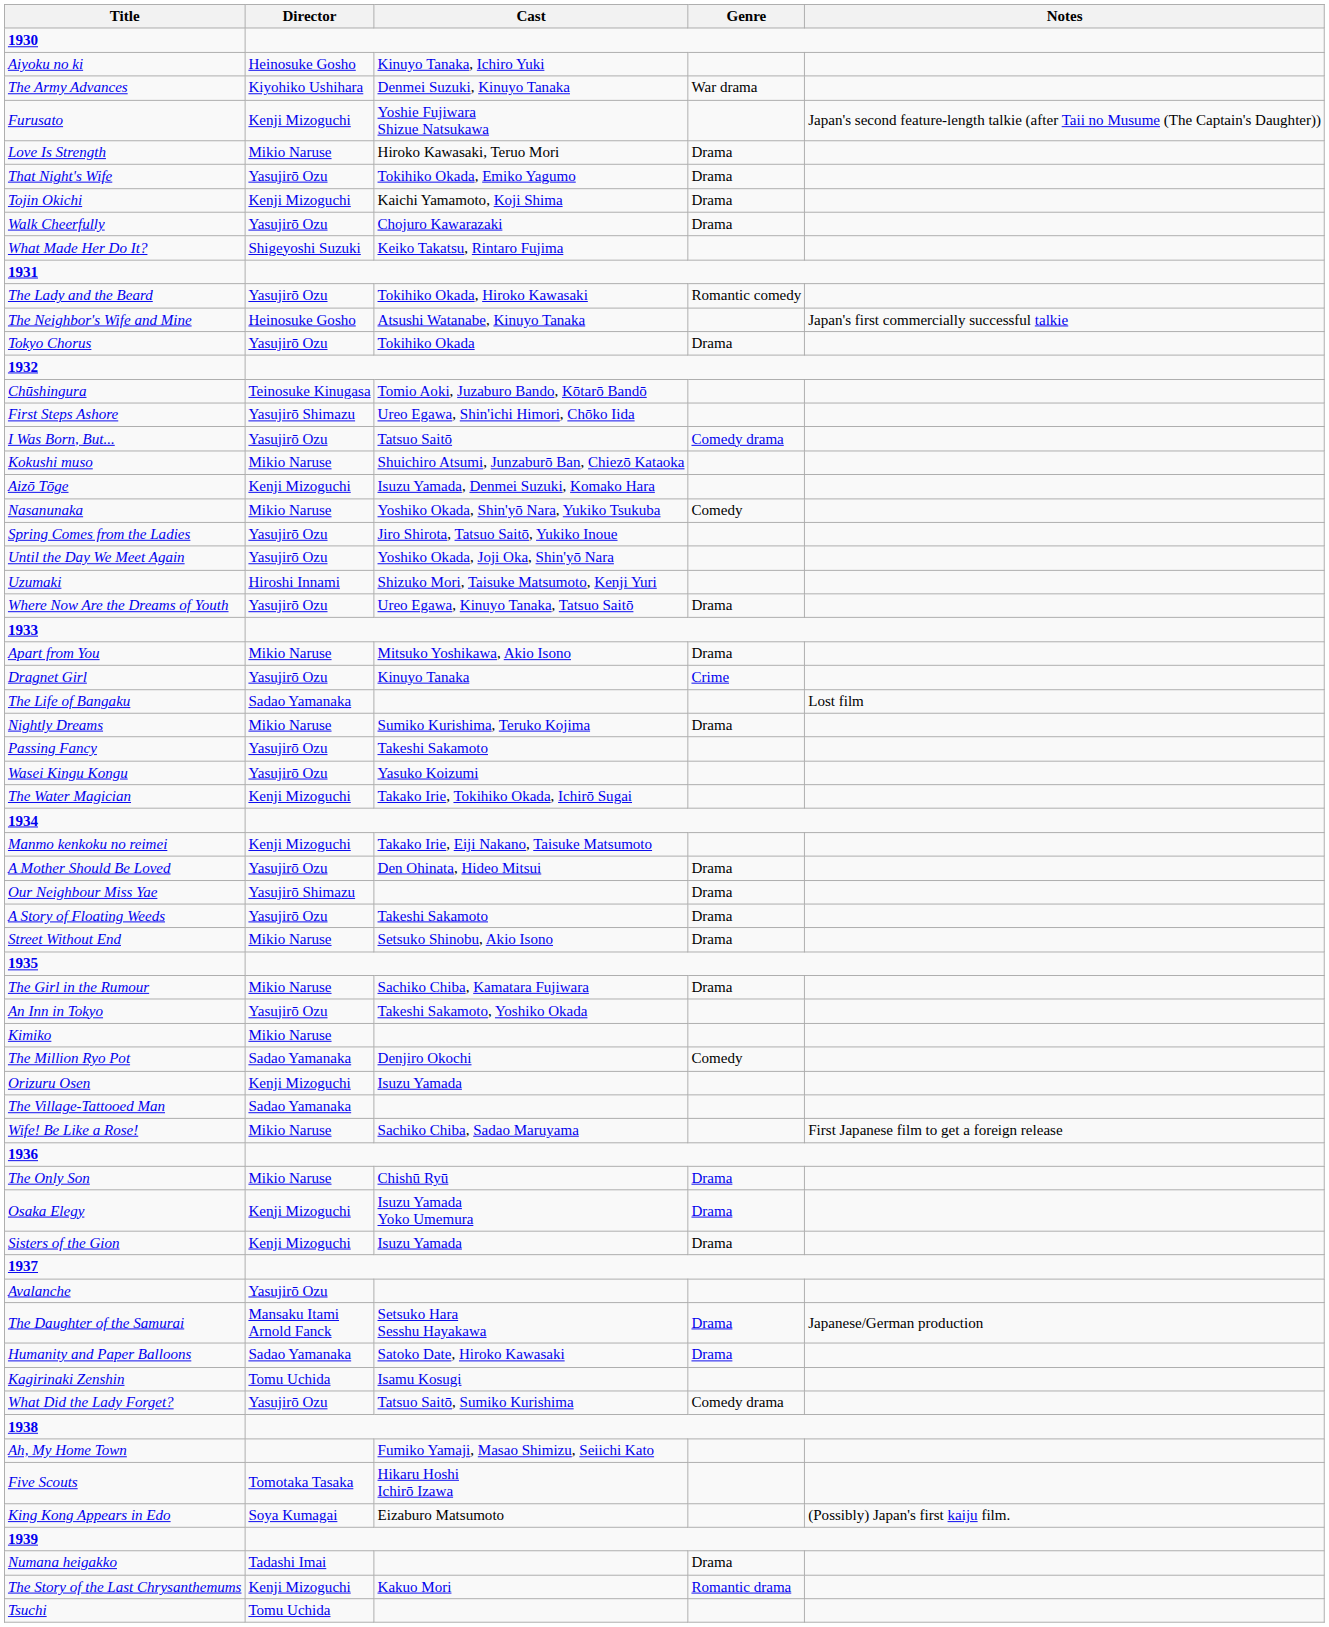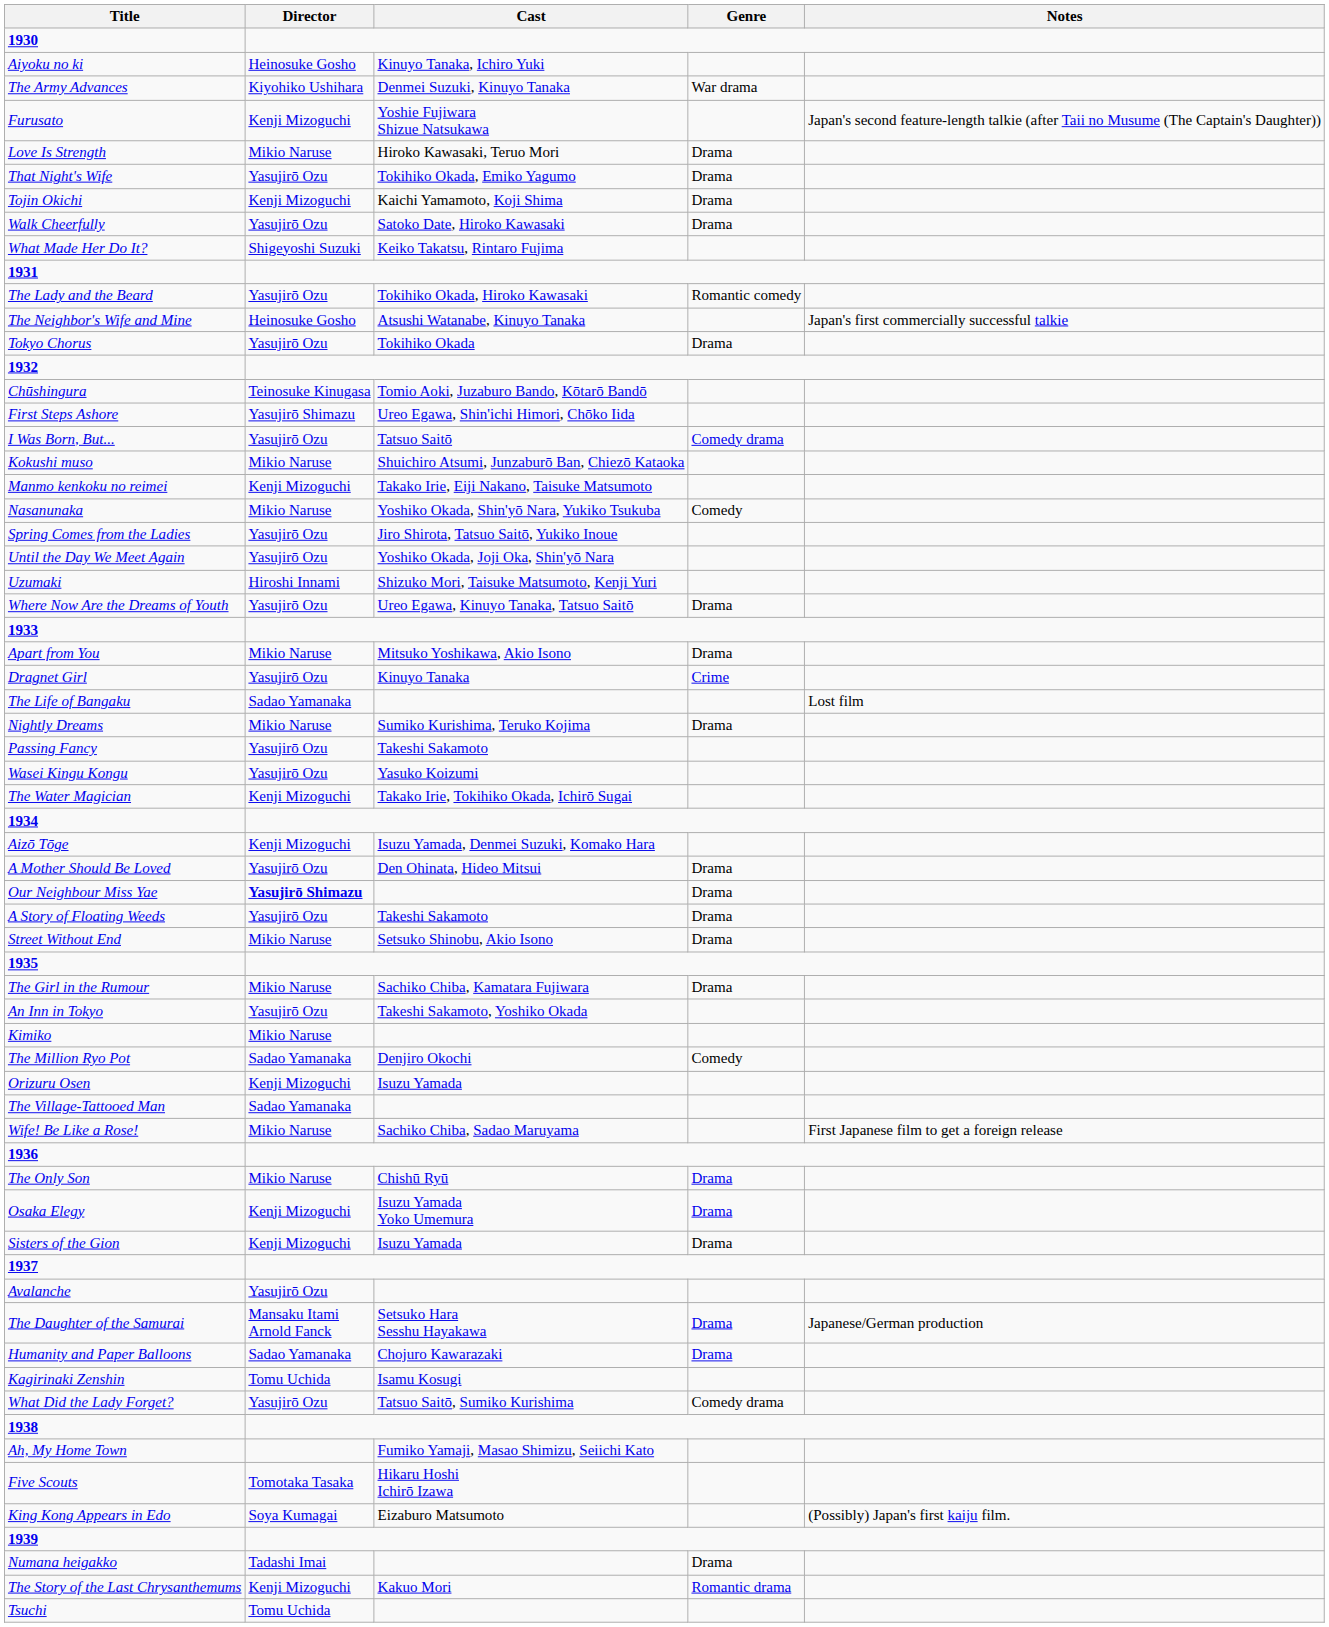(440, 224) Chojuro Kawarazaki -> (471, 224) Satoko Date, Hiroko Kawasaki
rows swapped: (88, 844) <-> (38, 486)
(302, 892) normal -> (305, 892) bold
(471, 1355) Satoko Date, Hiroko Kawasaki -> (440, 1355) Chojuro Kawarazaki
